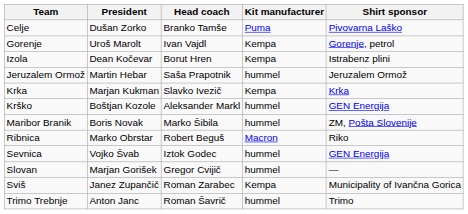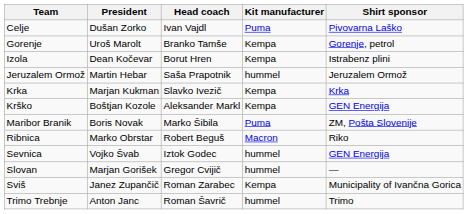(195, 28) Branko Tamše -> (185, 28) Ivan Vajdl
(185, 43) Ivan Vajdl -> (195, 43) Branko Tamše
(262, 106) hummel -> (260, 106) Kempa
(262, 122) hummel -> (258, 122) Puma
